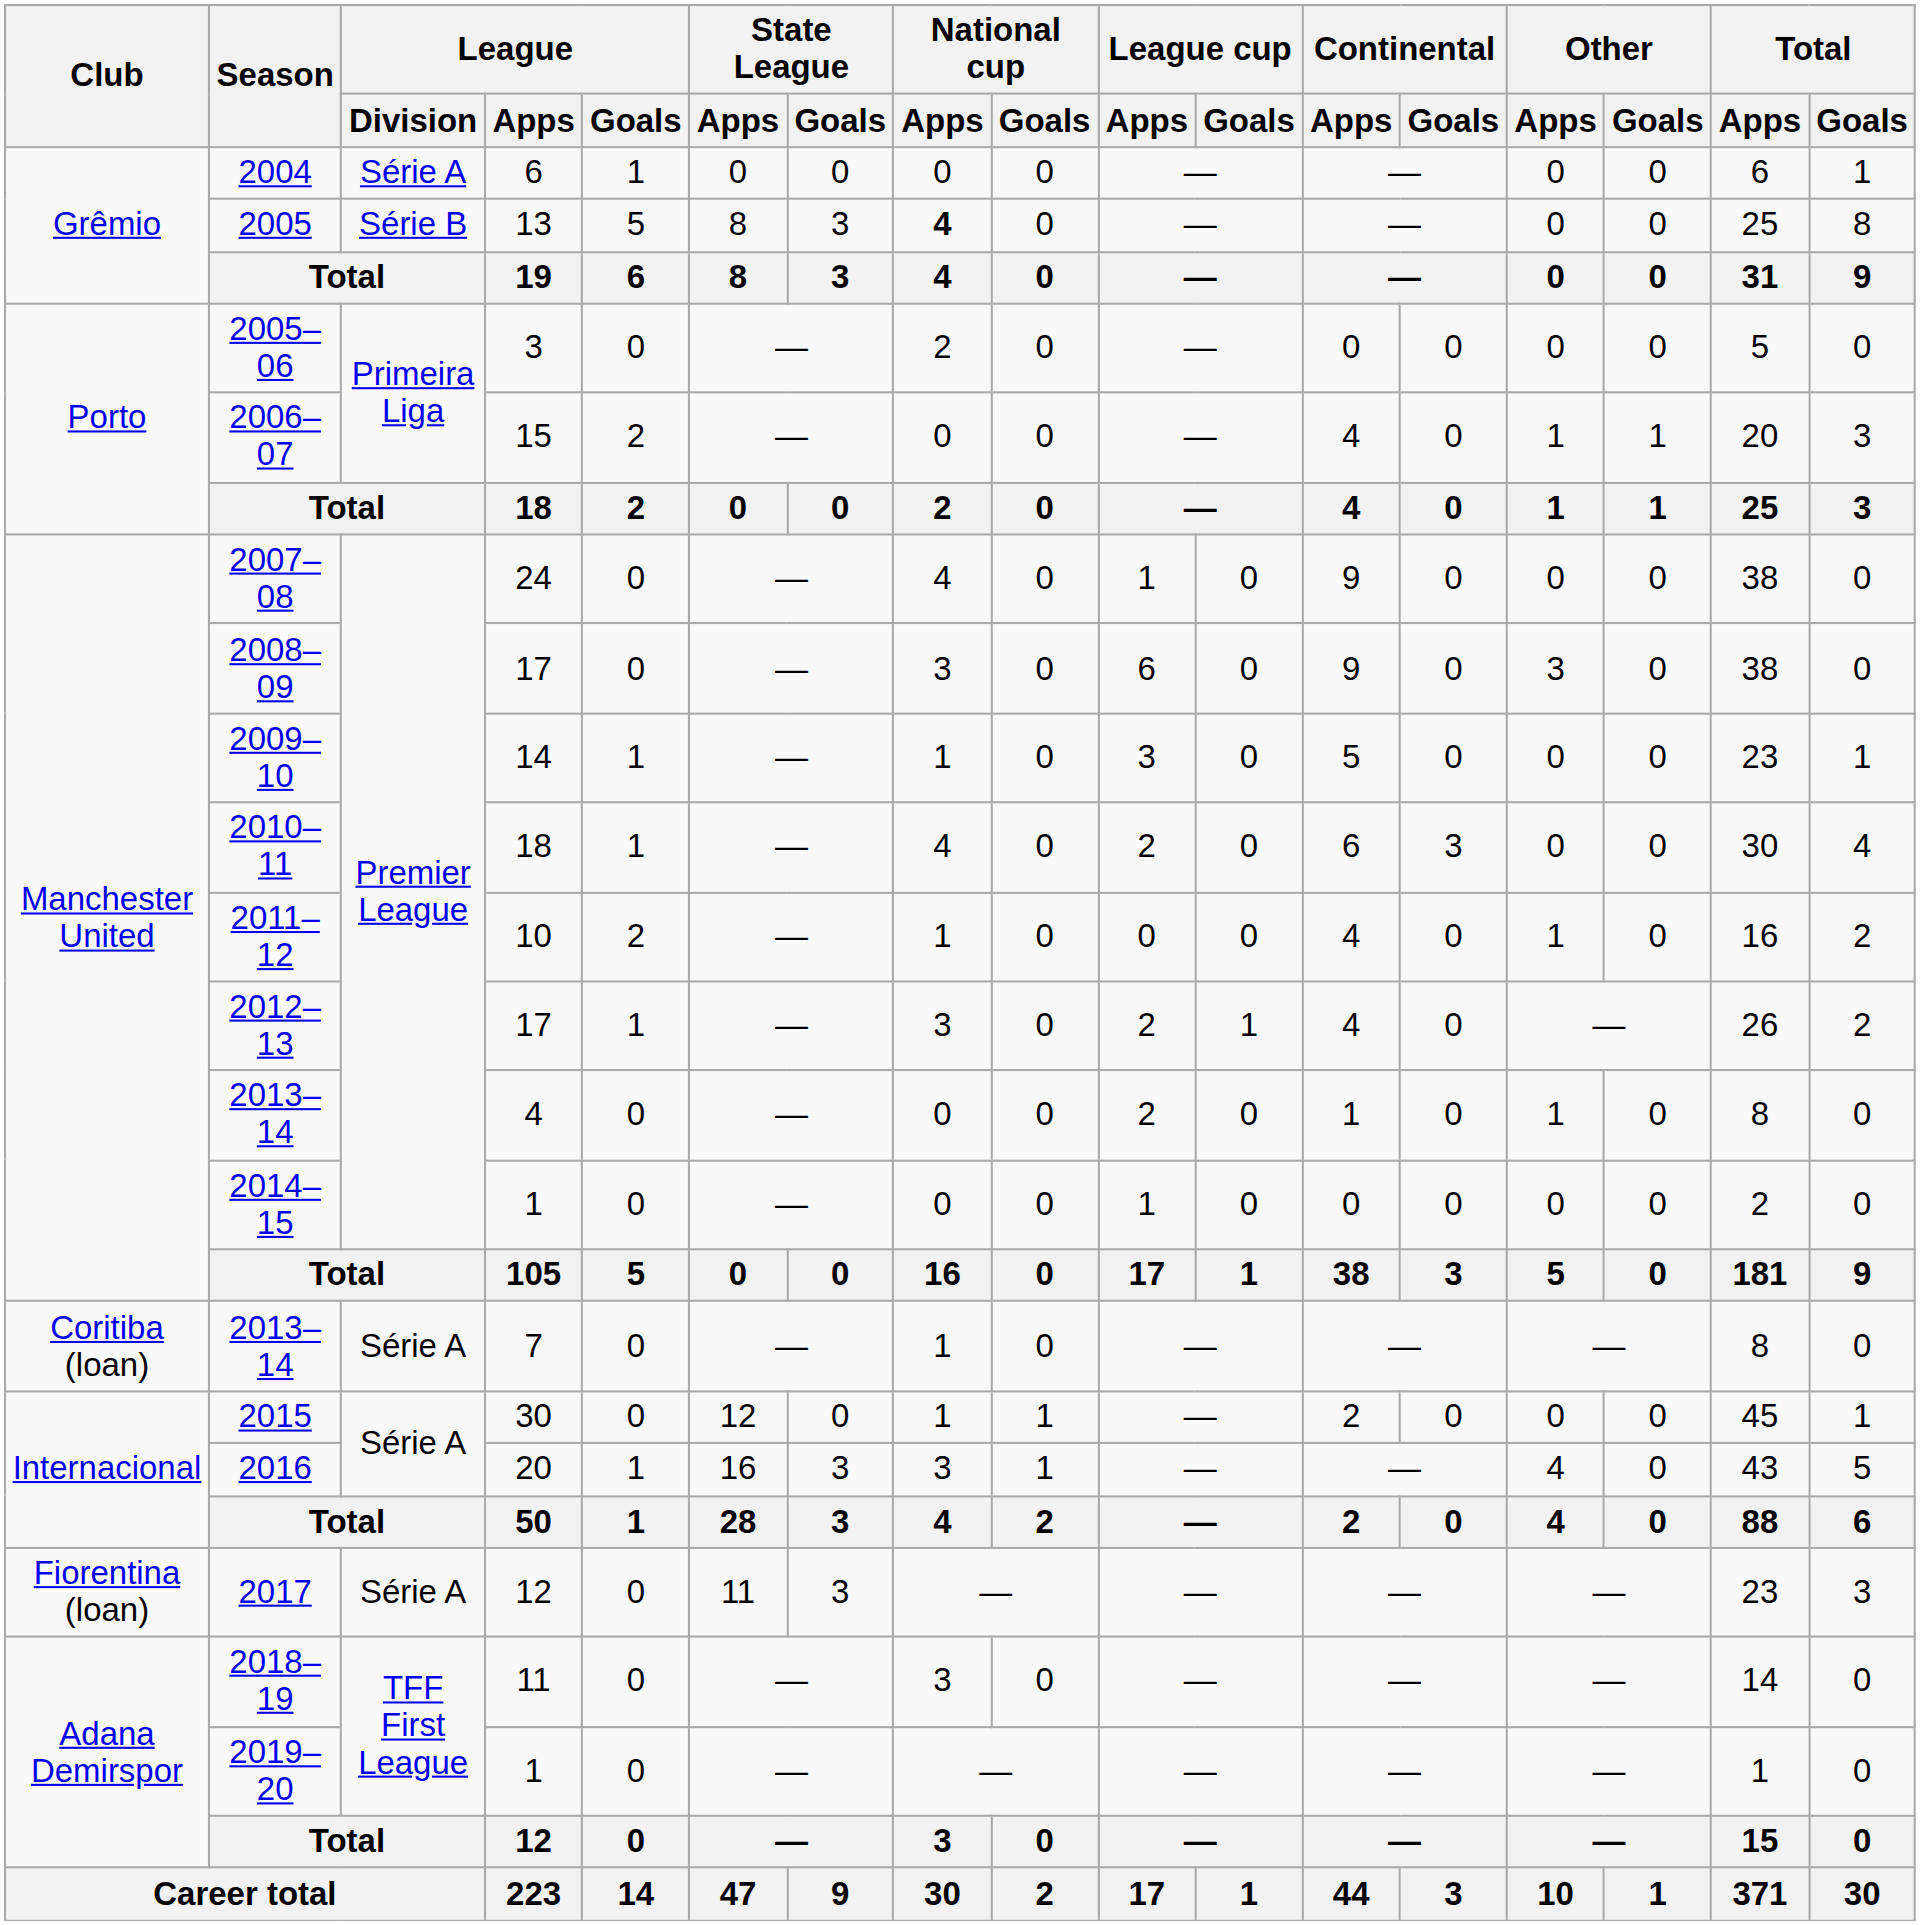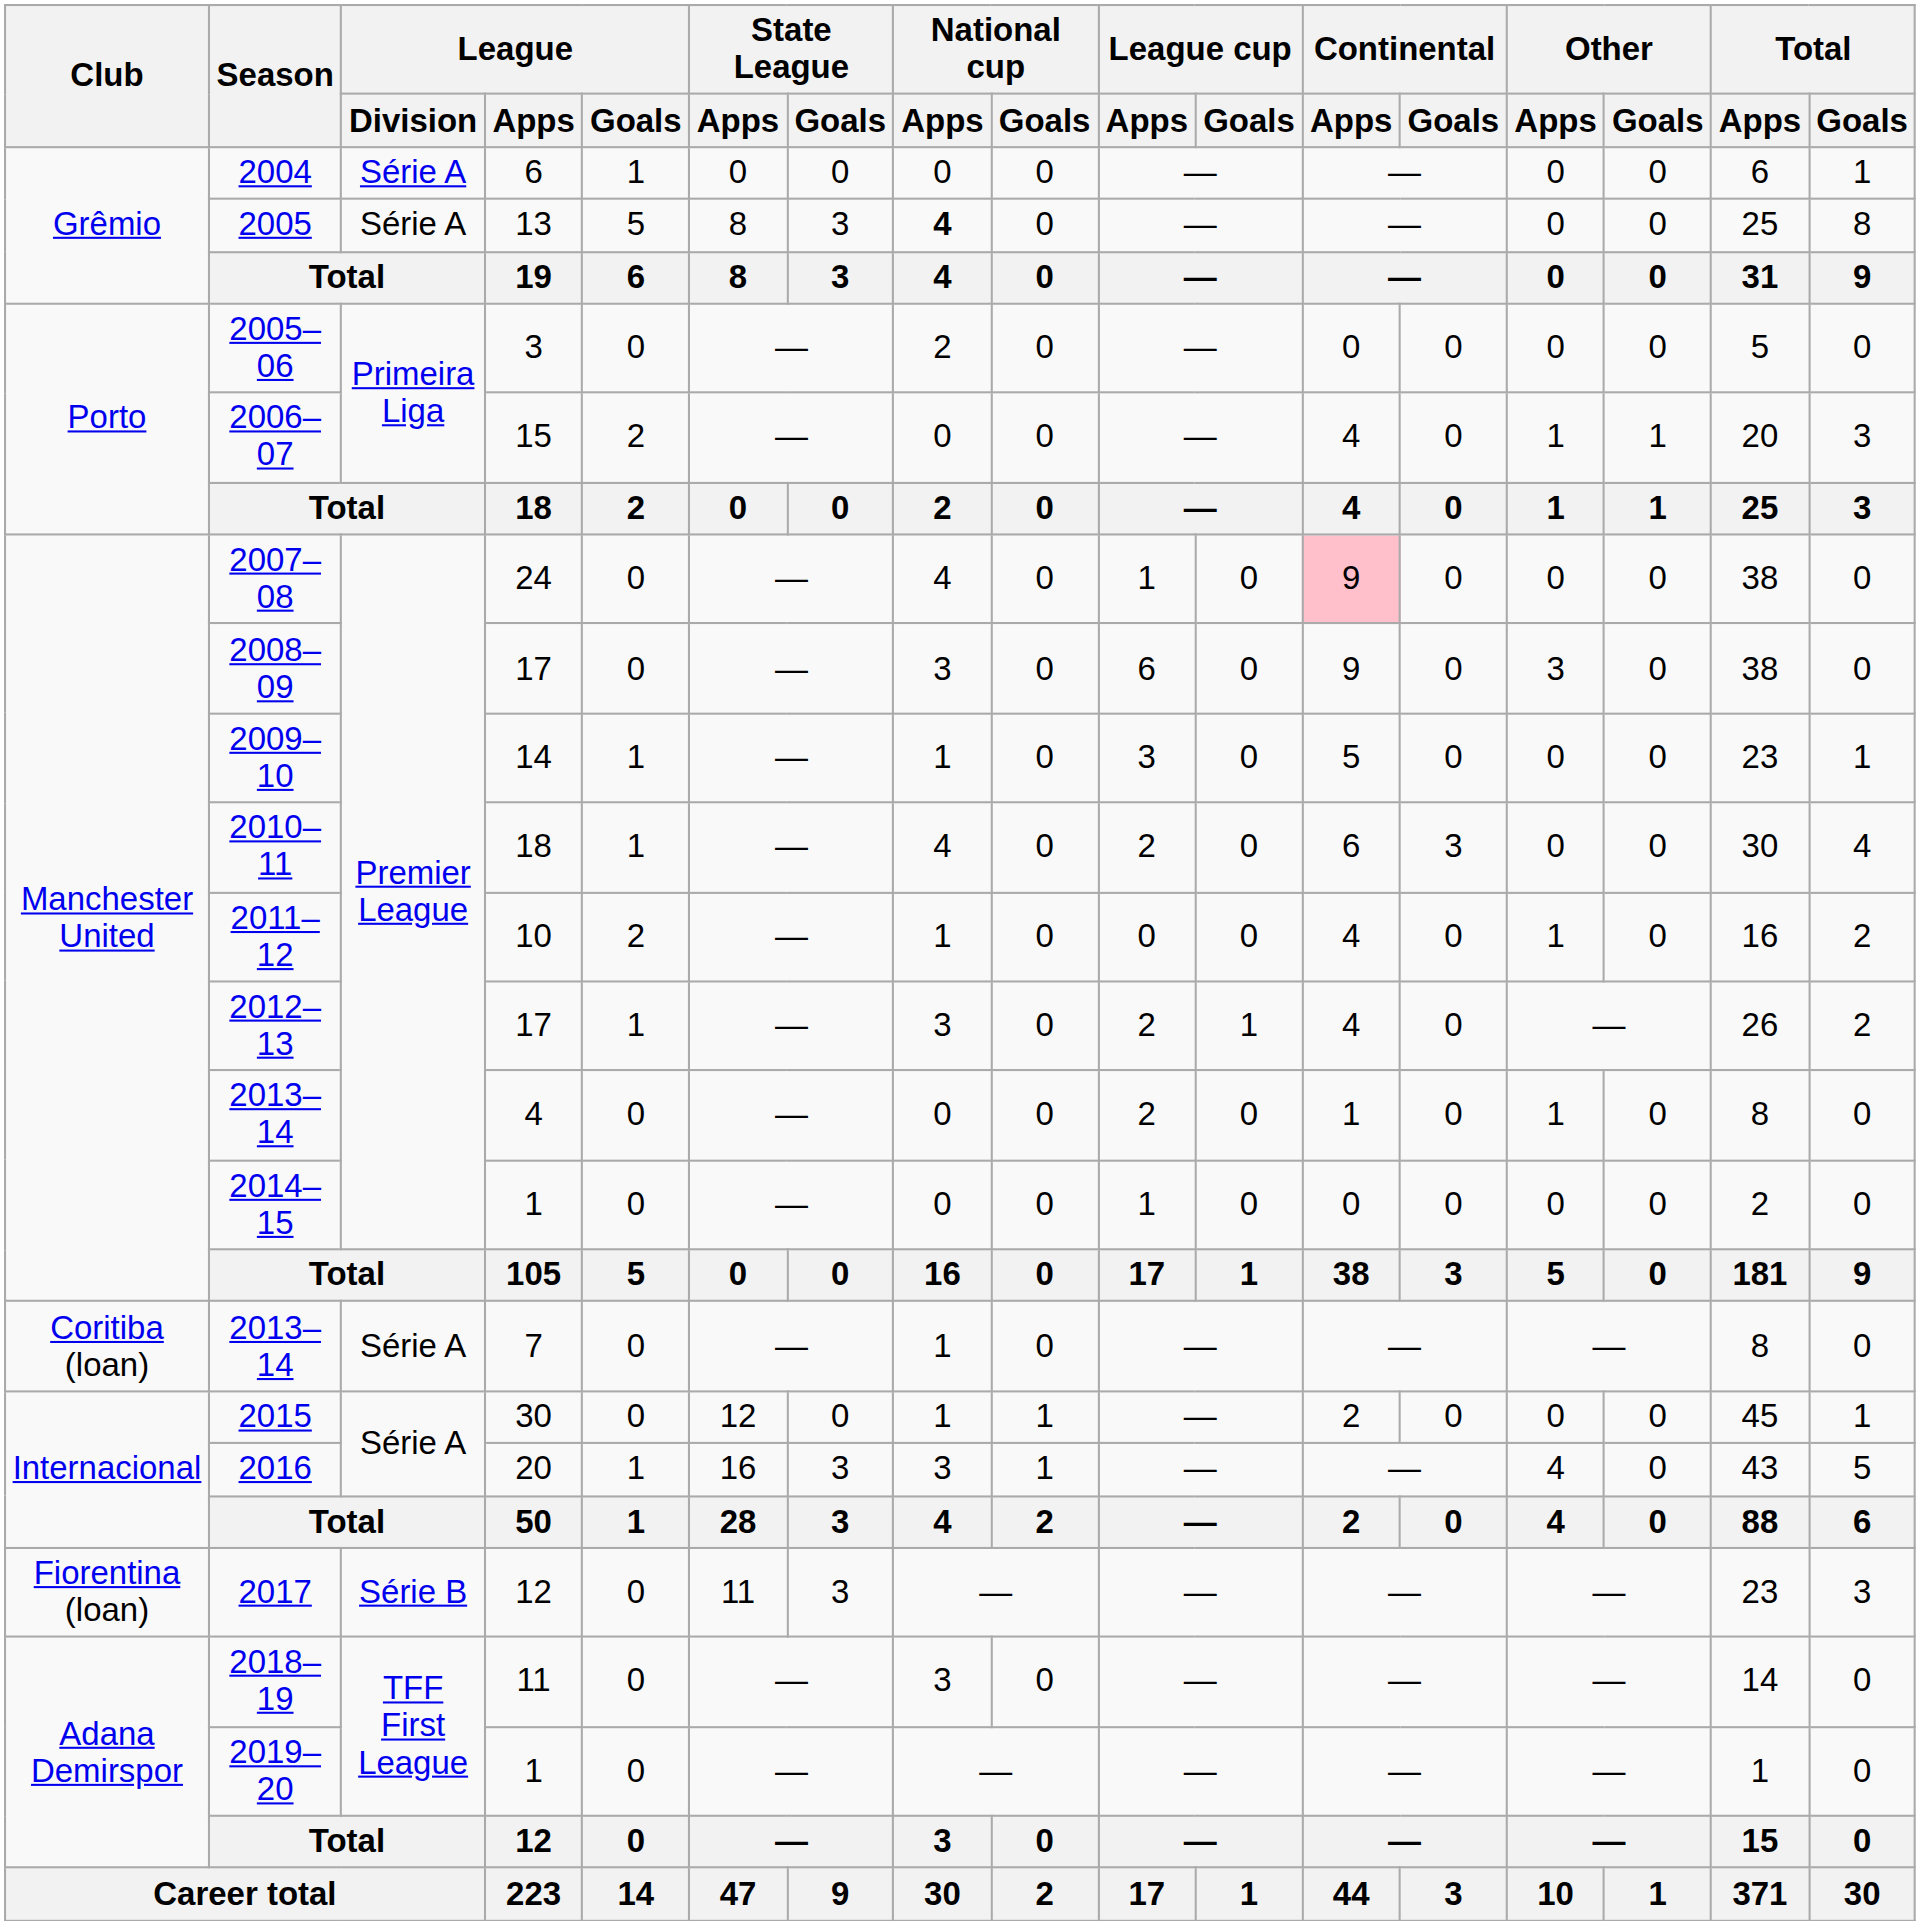(413, 224) Série B -> (413, 224) Série A
(1351, 578) no background -> (1351, 578) pink background
(413, 1591) Série A -> (413, 1591) Série B
